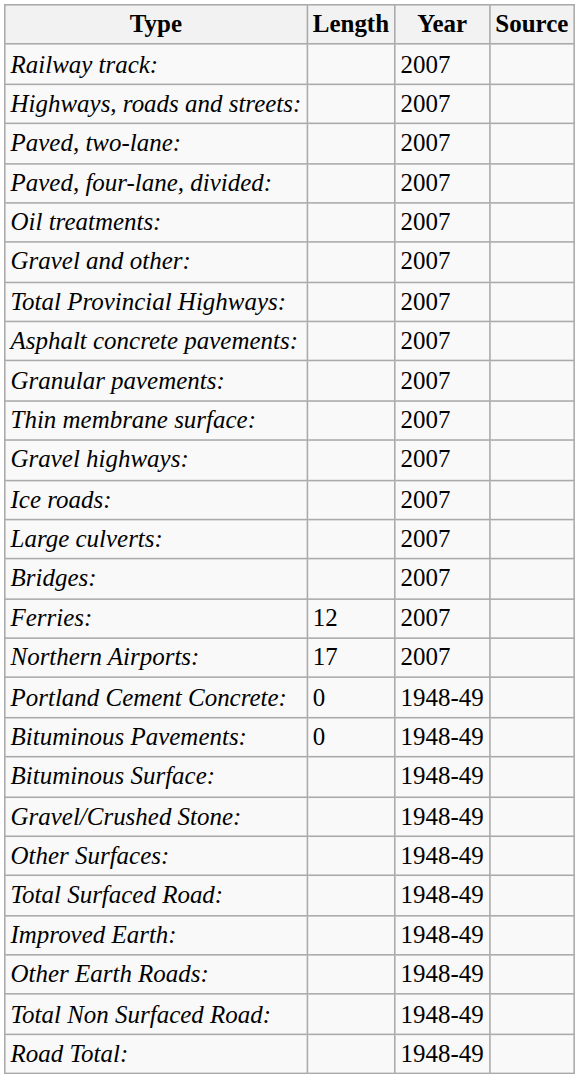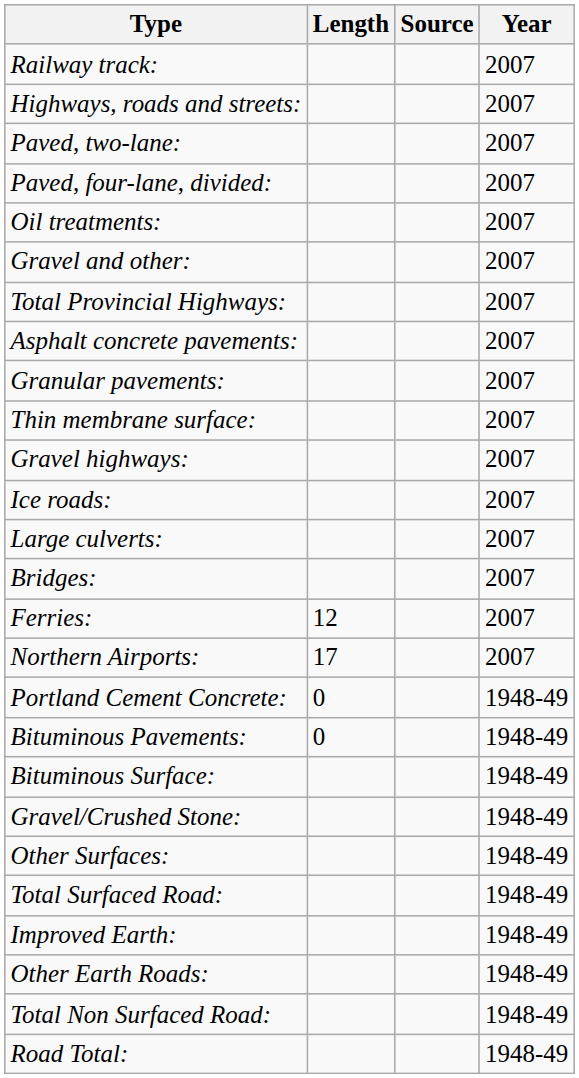columns swapped: (442, 24) <-> (532, 24)
